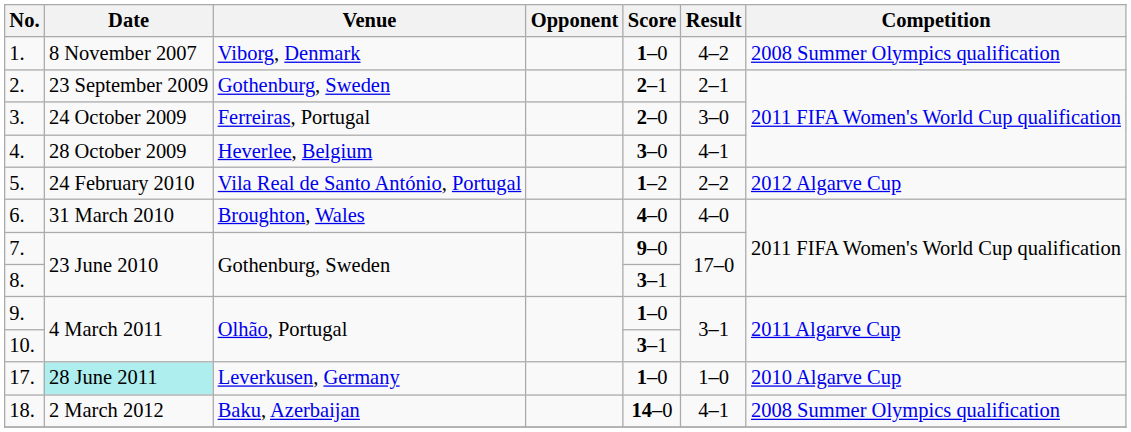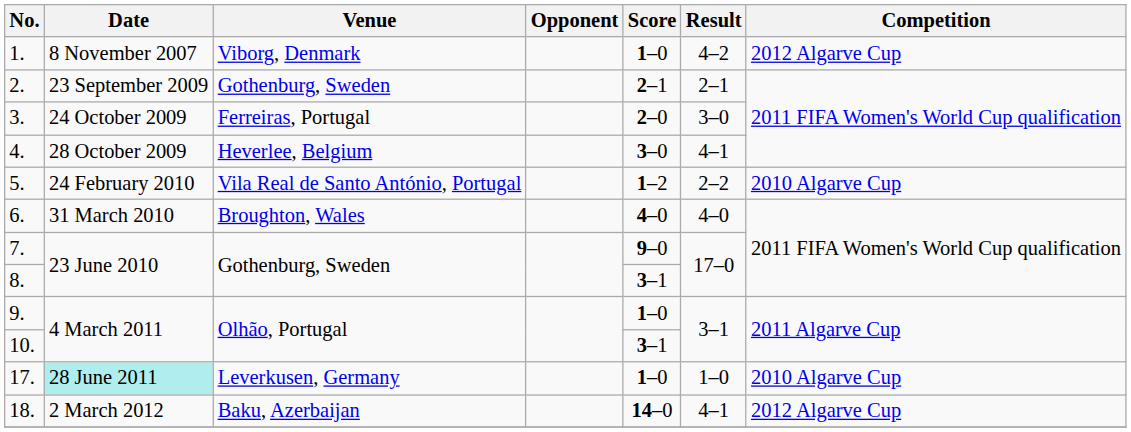(905, 53) 2008 Summer Olympics qualification -> (826, 53) 2012 Algarve Cup
(826, 183) 2012 Algarve Cup -> (826, 183) 2010 Algarve Cup
(905, 410) 2008 Summer Olympics qualification -> (826, 410) 2012 Algarve Cup
